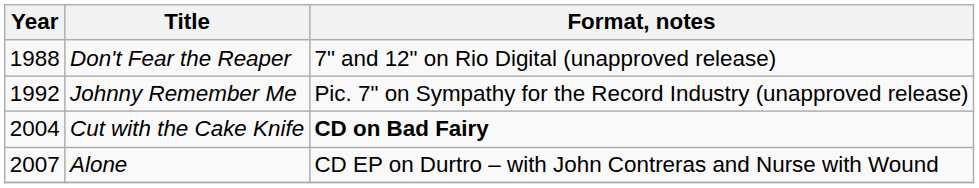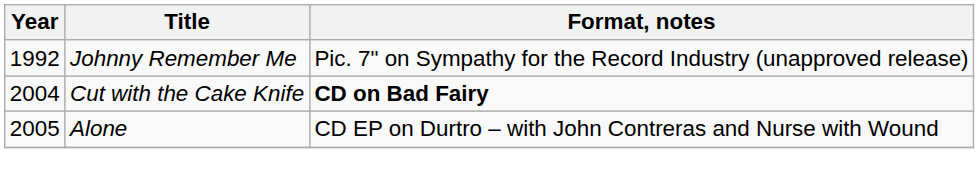- row: (180, 57)
(35, 164) 2007 -> (35, 128) 2005
